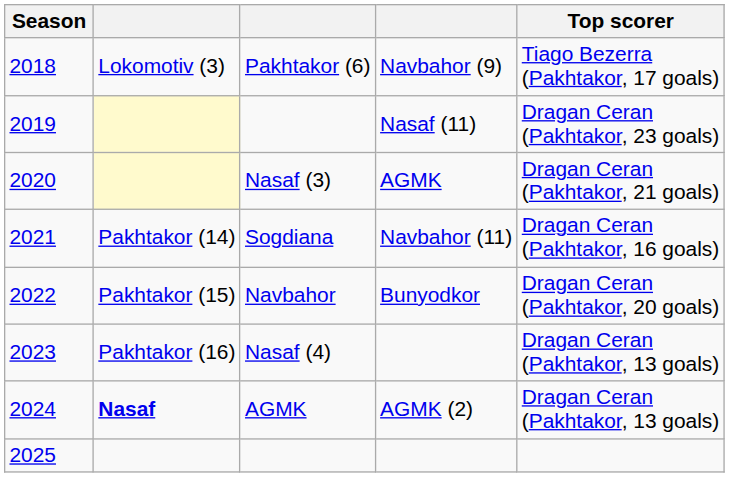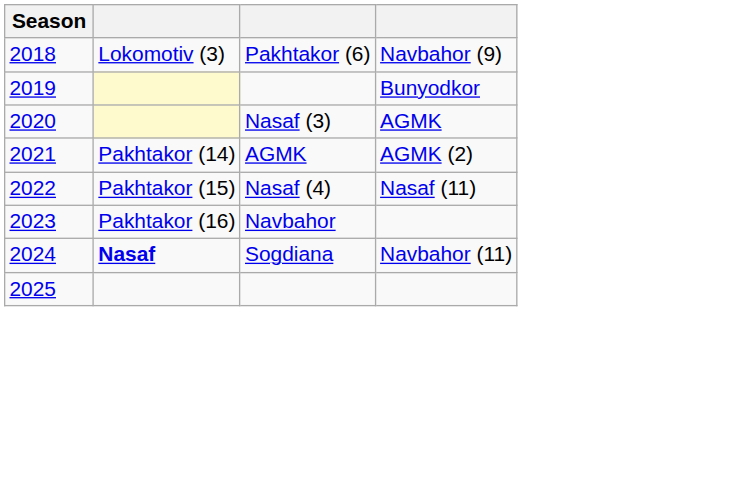- column: (621, 21)
(428, 123) Nasaf (11) -> (430, 87) Bunyodkor
(289, 237) Sogdiana -> (276, 154) AGMK
(446, 237) Navbahor (11) -> (427, 154) AGMK (2)
(290, 295) Navbahor -> (288, 188) Nasaf (4)
(430, 295) Bunyodkor -> (428, 188) Nasaf (11)
(288, 352) Nasaf (4) -> (290, 221) Navbahor
(276, 409) AGMK -> (289, 254) Sogdiana
(427, 409) AGMK (2) -> (446, 254) Navbahor (11)
